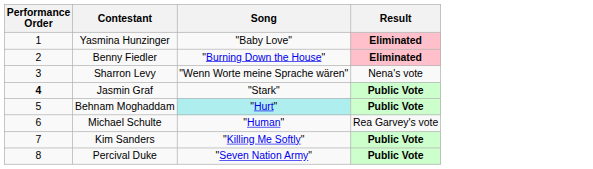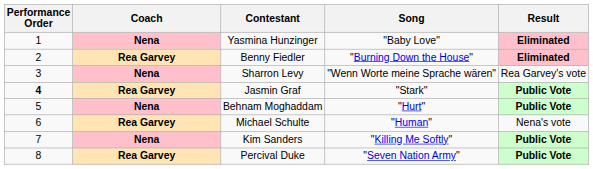+ column: (147, 18)
(396, 73) Nena's vote -> (543, 73) Rea Garvey's vote
(264, 106) paleturquoise background -> (412, 106) no background
(396, 123) Rea Garvey's vote -> (543, 123) Nena's vote
